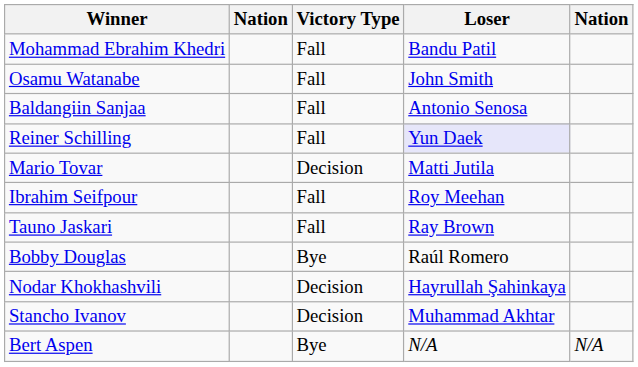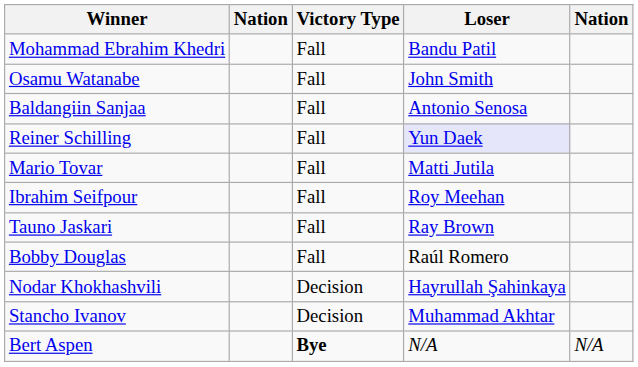(330, 167) Decision -> (311, 167) Fall
(312, 256) Bye -> (311, 256) Fall
(312, 345) normal -> (312, 345) bold
